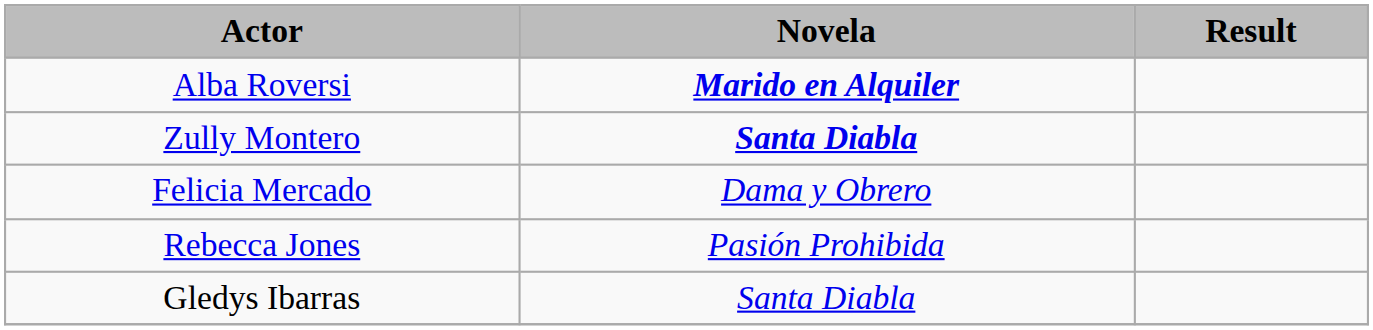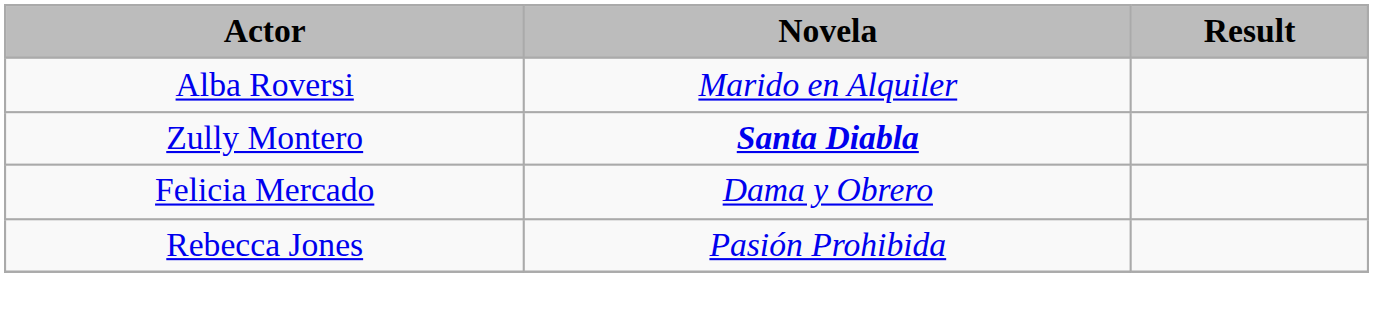(826, 84) bold -> (828, 84) normal
- row: (262, 297)
